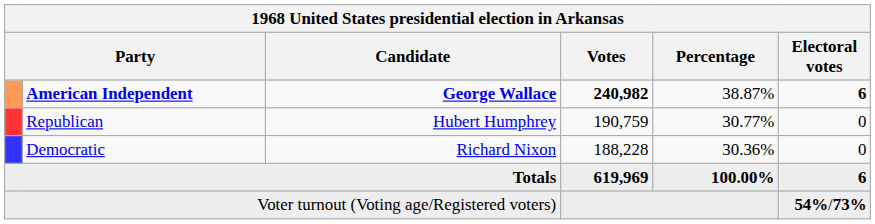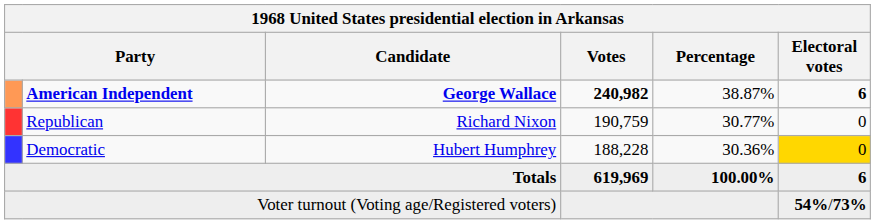(495, 122) Hubert Humphrey -> (506, 122) Richard Nixon
(506, 149) Richard Nixon -> (495, 149) Hubert Humphrey
(862, 149) no background -> (862, 149) gold background
